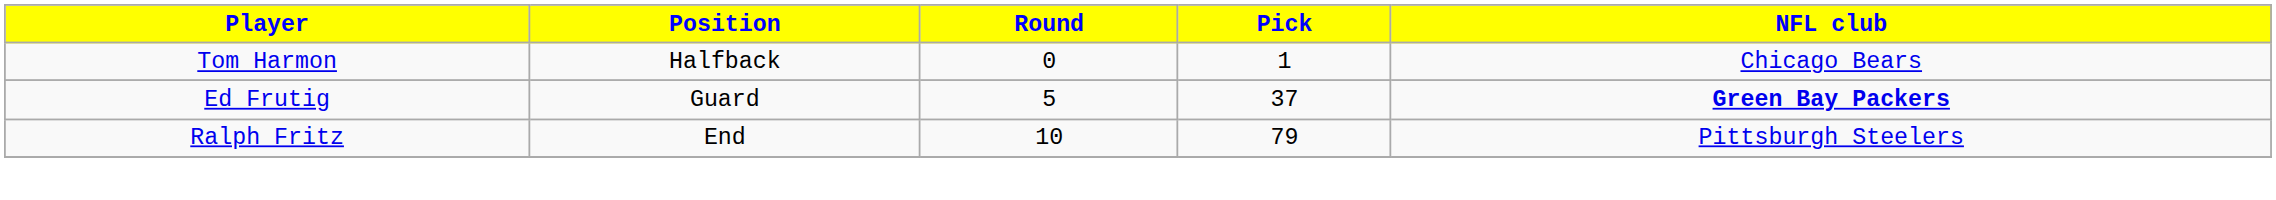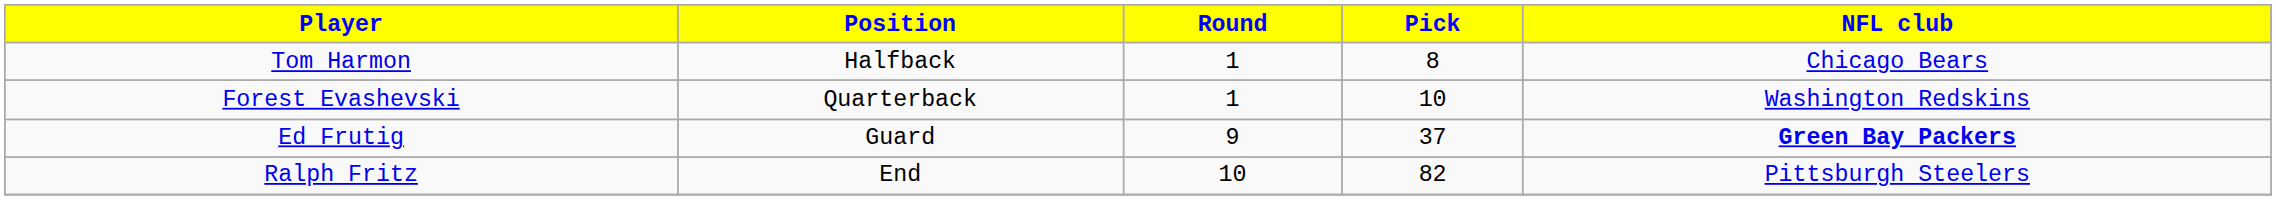(1049, 62) 0 -> (1233, 62) 1
(1285, 62) 1 -> (1433, 62) 8
+ row: (341, 100)
(1049, 100) 5 -> (1233, 138) 9
(1285, 138) 79 -> (1433, 176) 82
